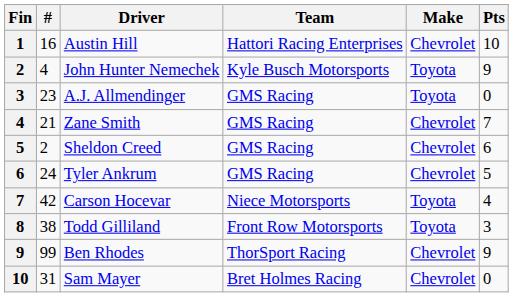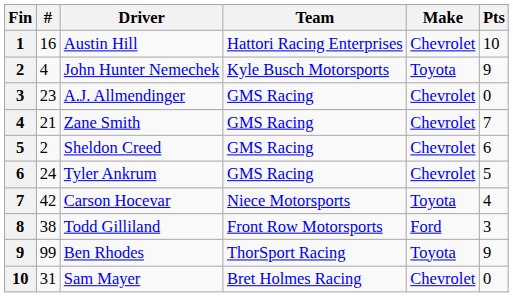(433, 95) Toyota -> (443, 95) Chevrolet
(433, 226) Toyota -> (426, 226) Ford
(443, 252) Chevrolet -> (433, 252) Toyota
